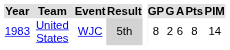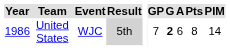(17, 31) 1983 -> (17, 31) 1986
(156, 31) 8 -> (156, 31) 7
(170, 31) normal -> (170, 31) bold
